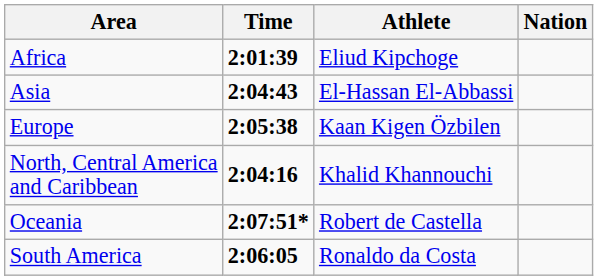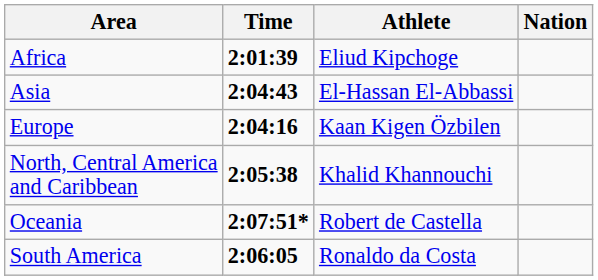(263, 127) 2:05:38 -> (263, 127) 2:04:16
(263, 174) 2:04:16 -> (263, 174) 2:05:38
